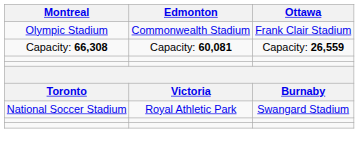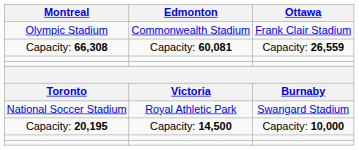+ row: (67, 126)
